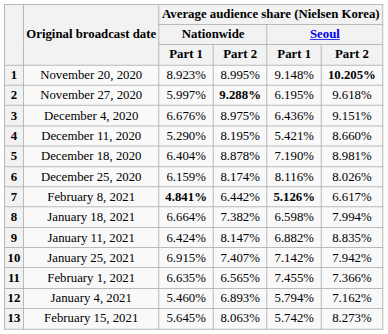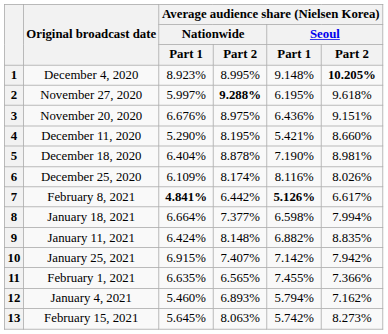(91, 75) November 20, 2020 -> (91, 75) December 4, 2020
(91, 115) December 4, 2020 -> (91, 115) November 20, 2020
(186, 176) 6.159% -> (186, 176) 6.109%
(240, 217) 7.382% -> (240, 217) 7.377%
(240, 237) 8.147% -> (240, 237) 8.148%
